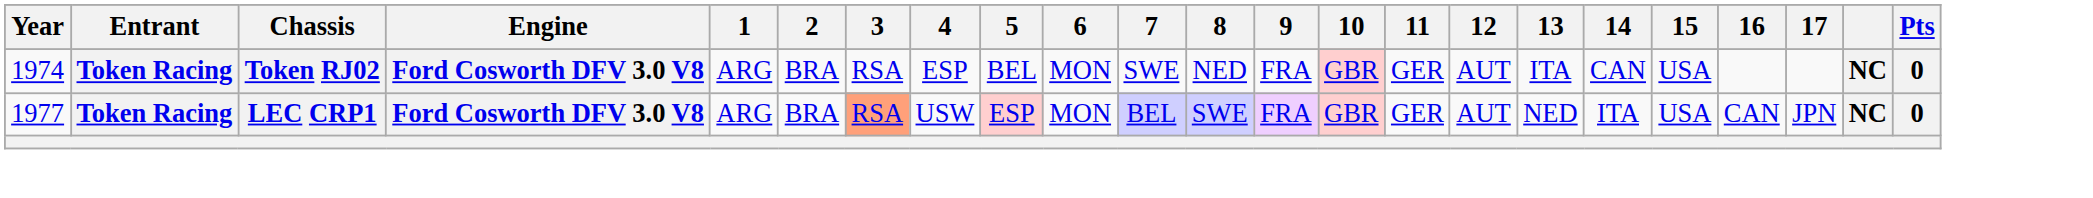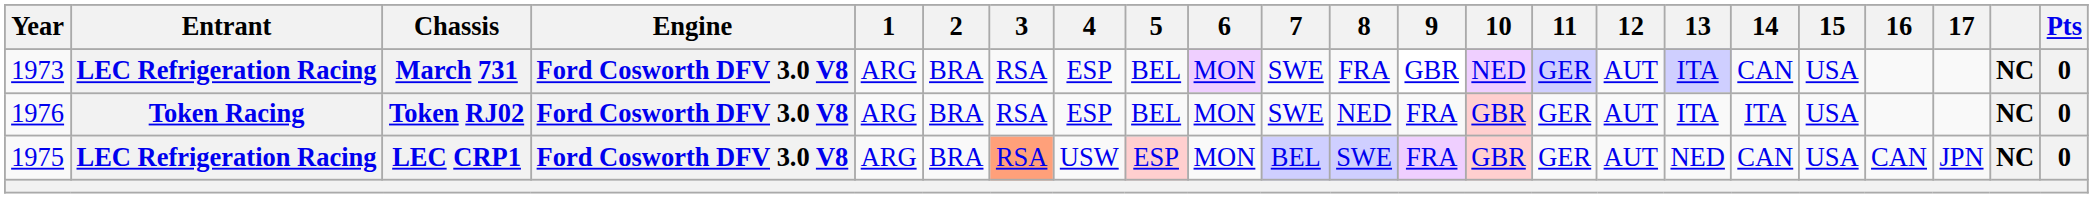+ row: (457, 70)
(38, 70) 1974 -> (38, 114) 1976
(1618, 70) CAN -> (1765, 114) ITA
(38, 114) 1977 -> (38, 157) 1975
(154, 114) Token Racing -> (227, 157) LEC Refrigeration Racing
(1618, 114) ITA -> (1765, 157) CAN
